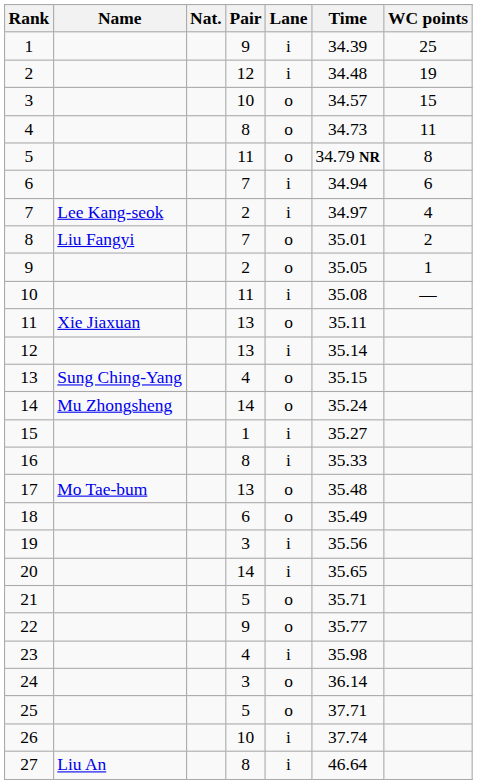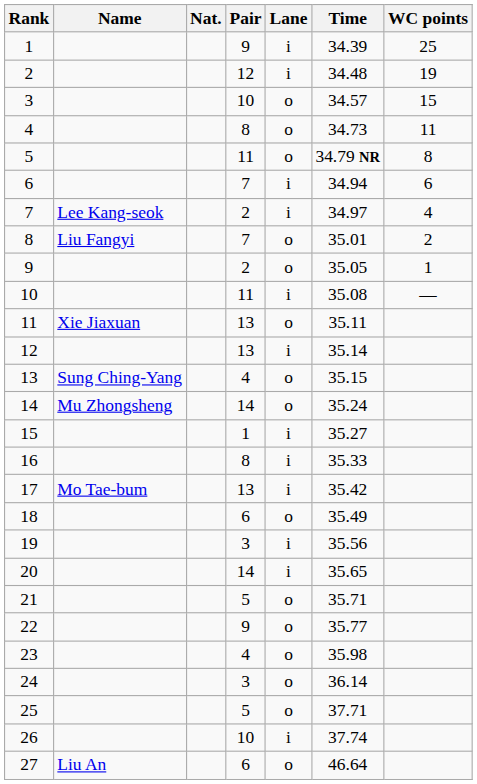(288, 488) o -> (288, 488) i
(348, 488) 35.48 -> (348, 488) 35.42
(288, 654) i -> (288, 654) o
(246, 765) 8 -> (246, 765) 6
(288, 765) i -> (288, 765) o
